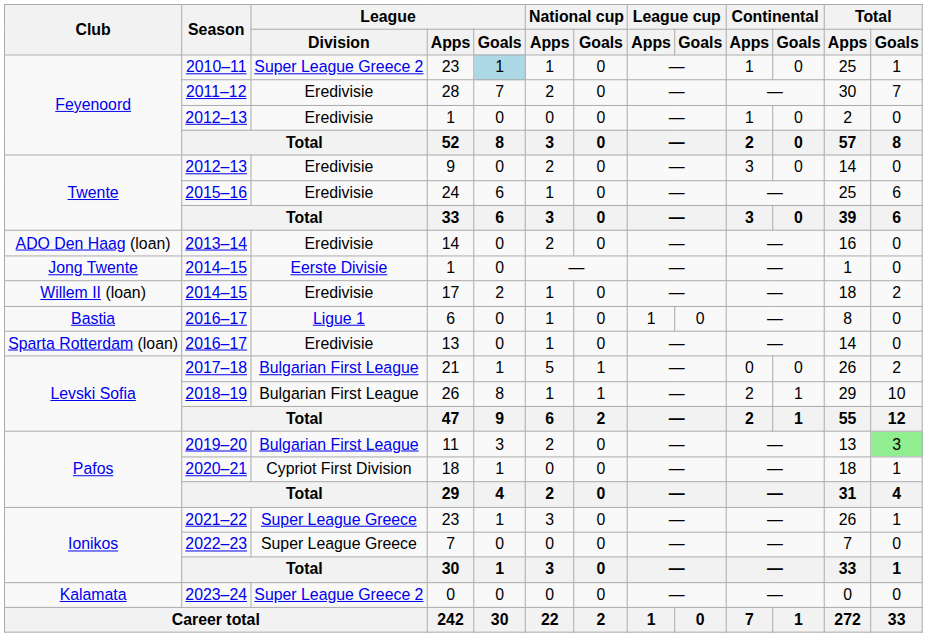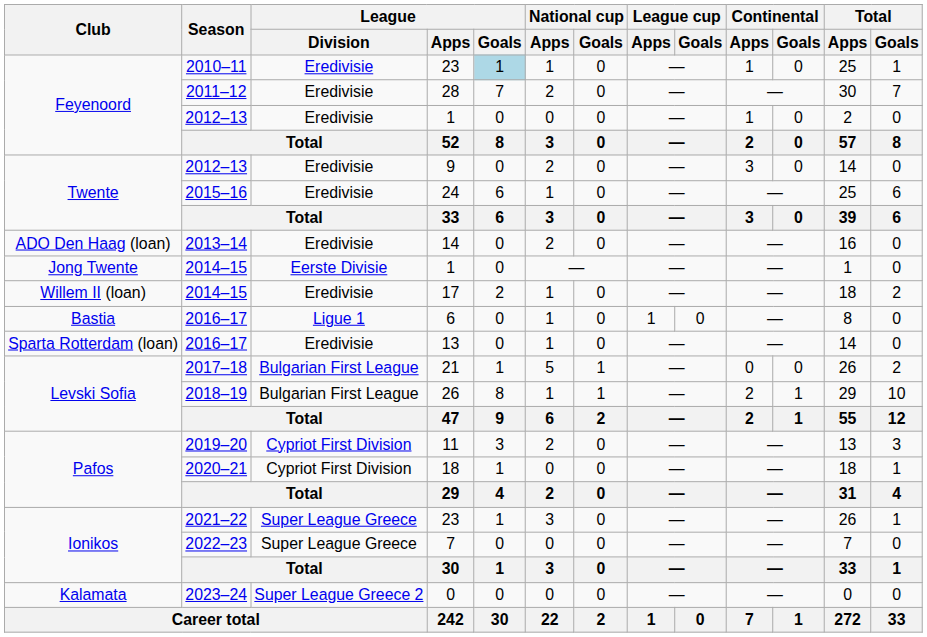(339, 67) Super League Greece 2 -> (339, 67) Eredivisie
(339, 444) Bulgarian First League -> (339, 444) Cypriot First Division
(897, 444) lightgreen background -> (897, 444) no background
